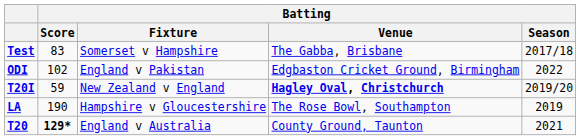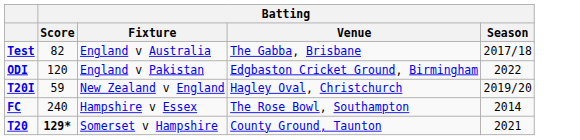(57, 51) 83 -> (57, 51) 82
(149, 51) Somerset v Hampshire -> (145, 51) England v Australia
(57, 70) 102 -> (57, 70) 120
(358, 88) bold -> (316, 88) normal
+ row: (14, 107)
- row: (14, 107)
(145, 126) England v Australia -> (149, 126) Somerset v Hampshire
